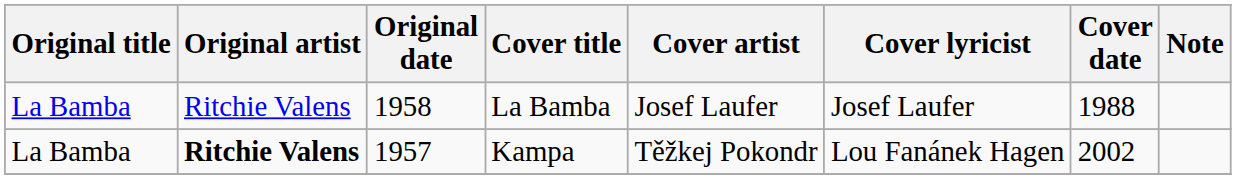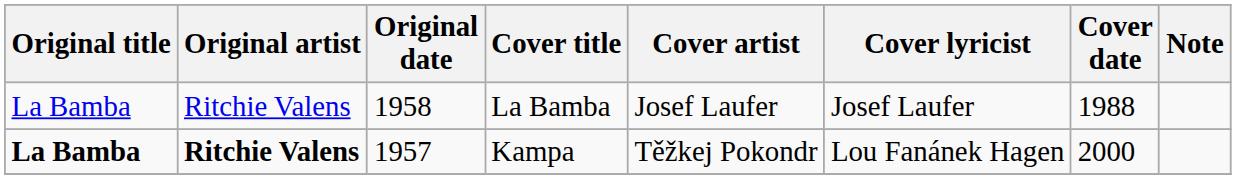(71, 151) normal -> (76, 151) bold
(1106, 151) 2002 -> (1106, 151) 2000
